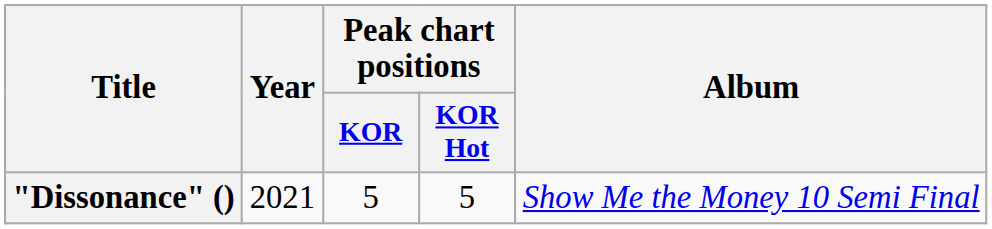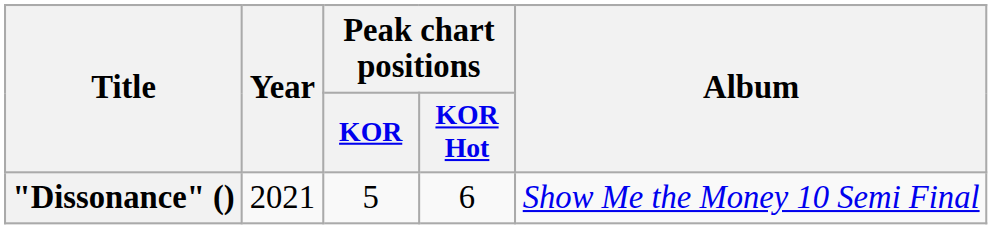(467, 197) 5 -> (467, 197) 6
